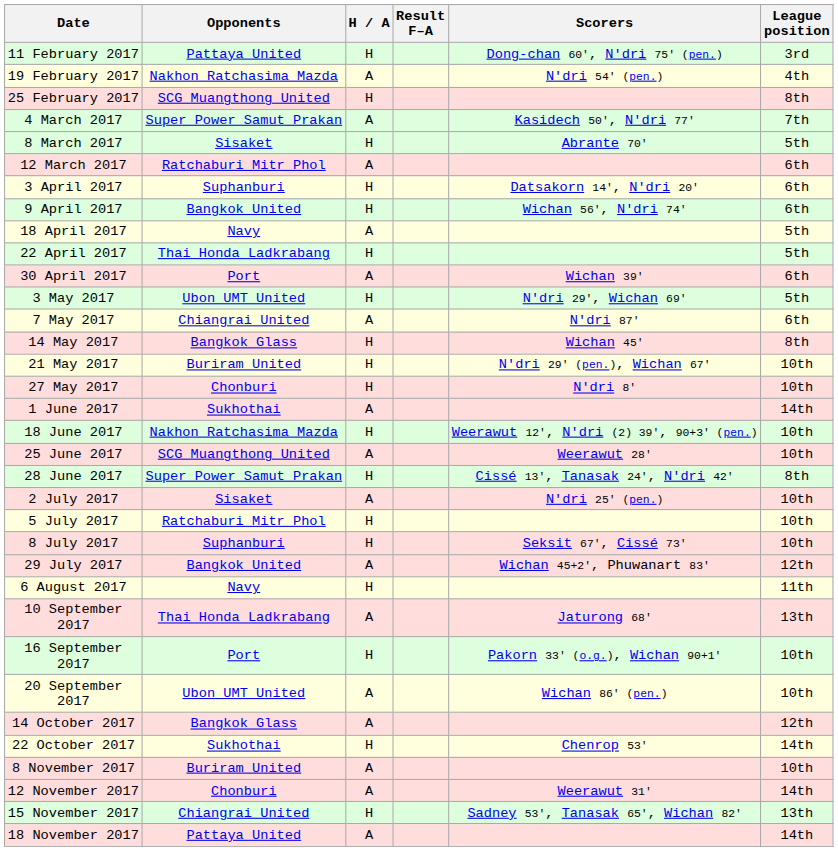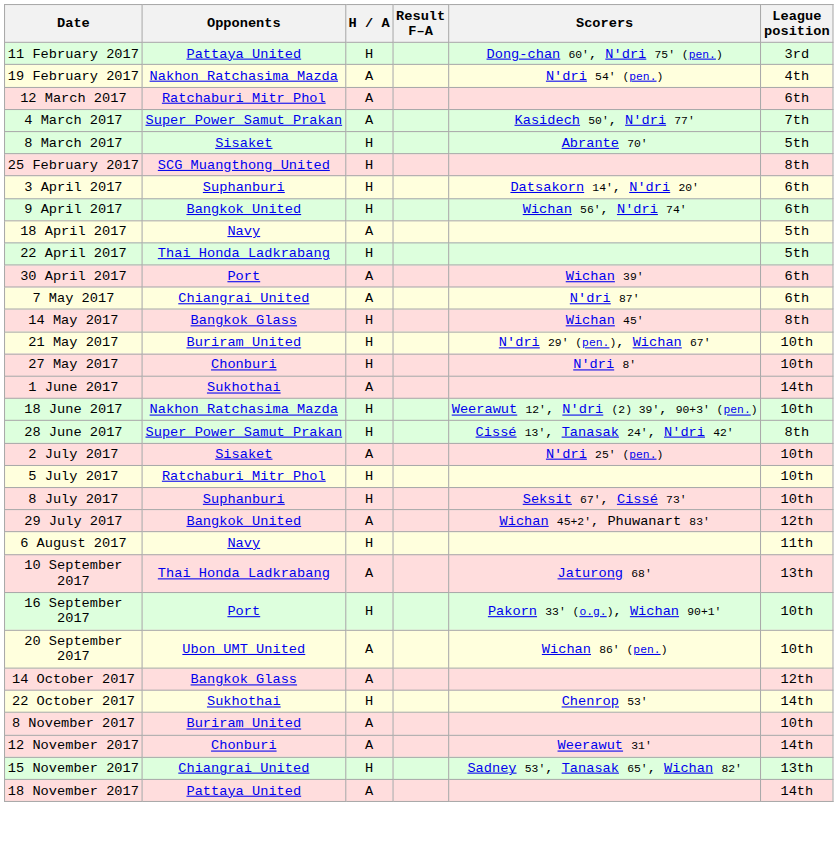rows swapped: (73, 98) <-> (73, 165)
- row: (73, 298)
- row: (73, 454)
